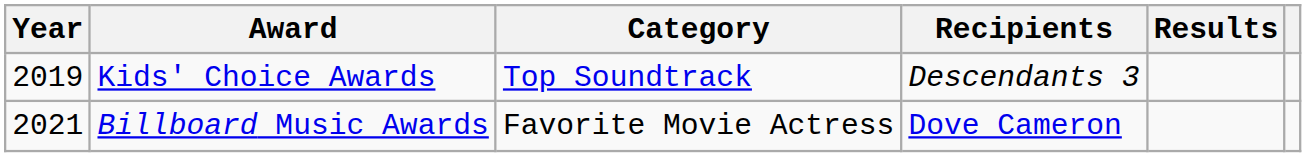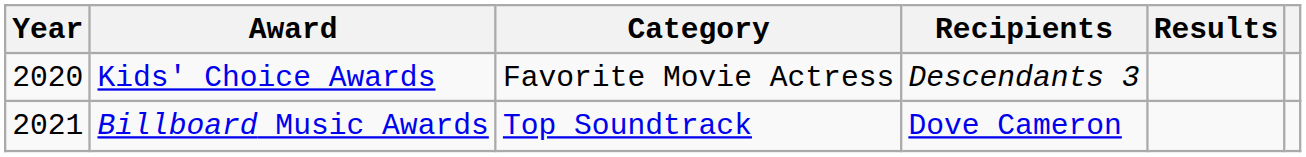(48, 78) 2019 -> (48, 78) 2020
(627, 78) Top Soundtrack -> (699, 78) Favorite Movie Actress
(699, 126) Favorite Movie Actress -> (627, 126) Top Soundtrack
